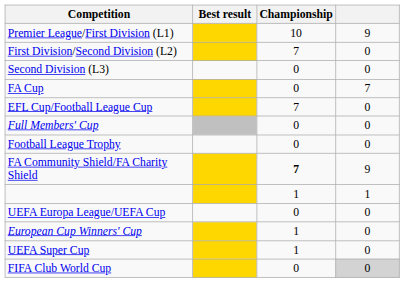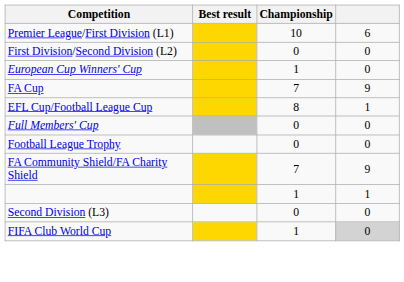(367, 32) 9 -> (367, 32) 6
(296, 51) 7 -> (296, 51) 0
rows swapped: (58, 70) <-> (75, 231)
(296, 88) 0 -> (296, 88) 7
(367, 88) 7 -> (367, 88) 9
(296, 107) 7 -> (296, 107) 8
(367, 107) 0 -> (367, 107) 1
(296, 169) bold -> (296, 169) normal
- row: (87, 212)
- row: (49, 249)
(296, 268) 0 -> (296, 231) 1
